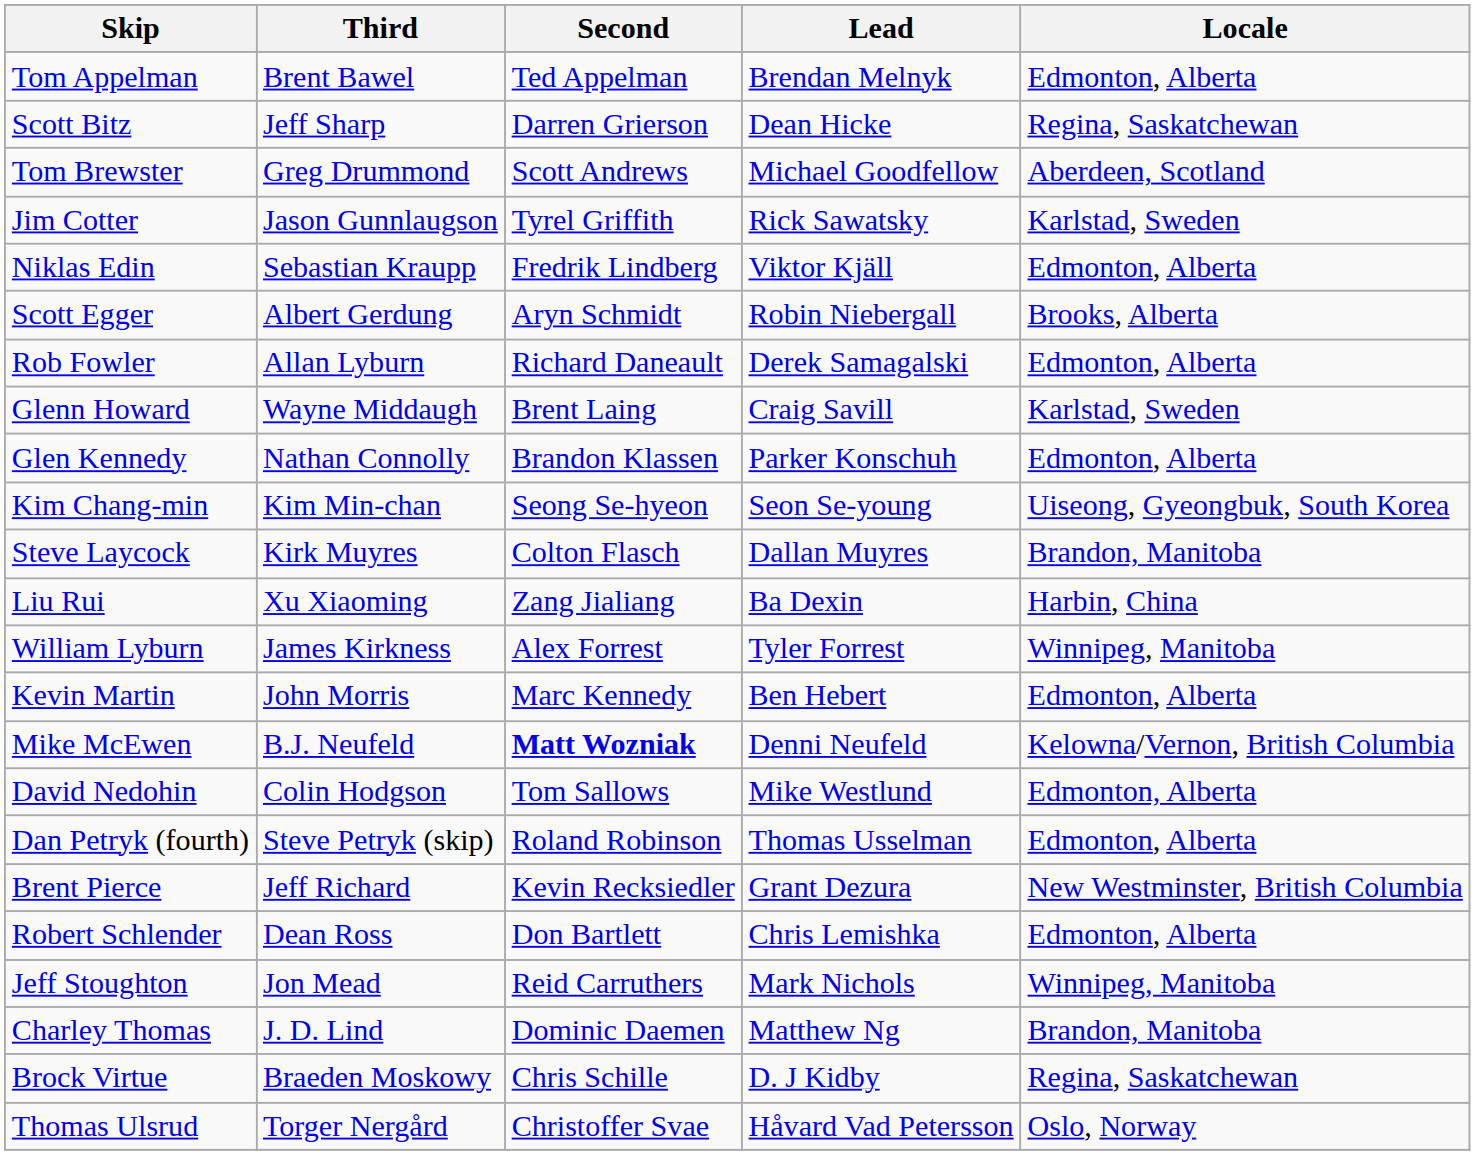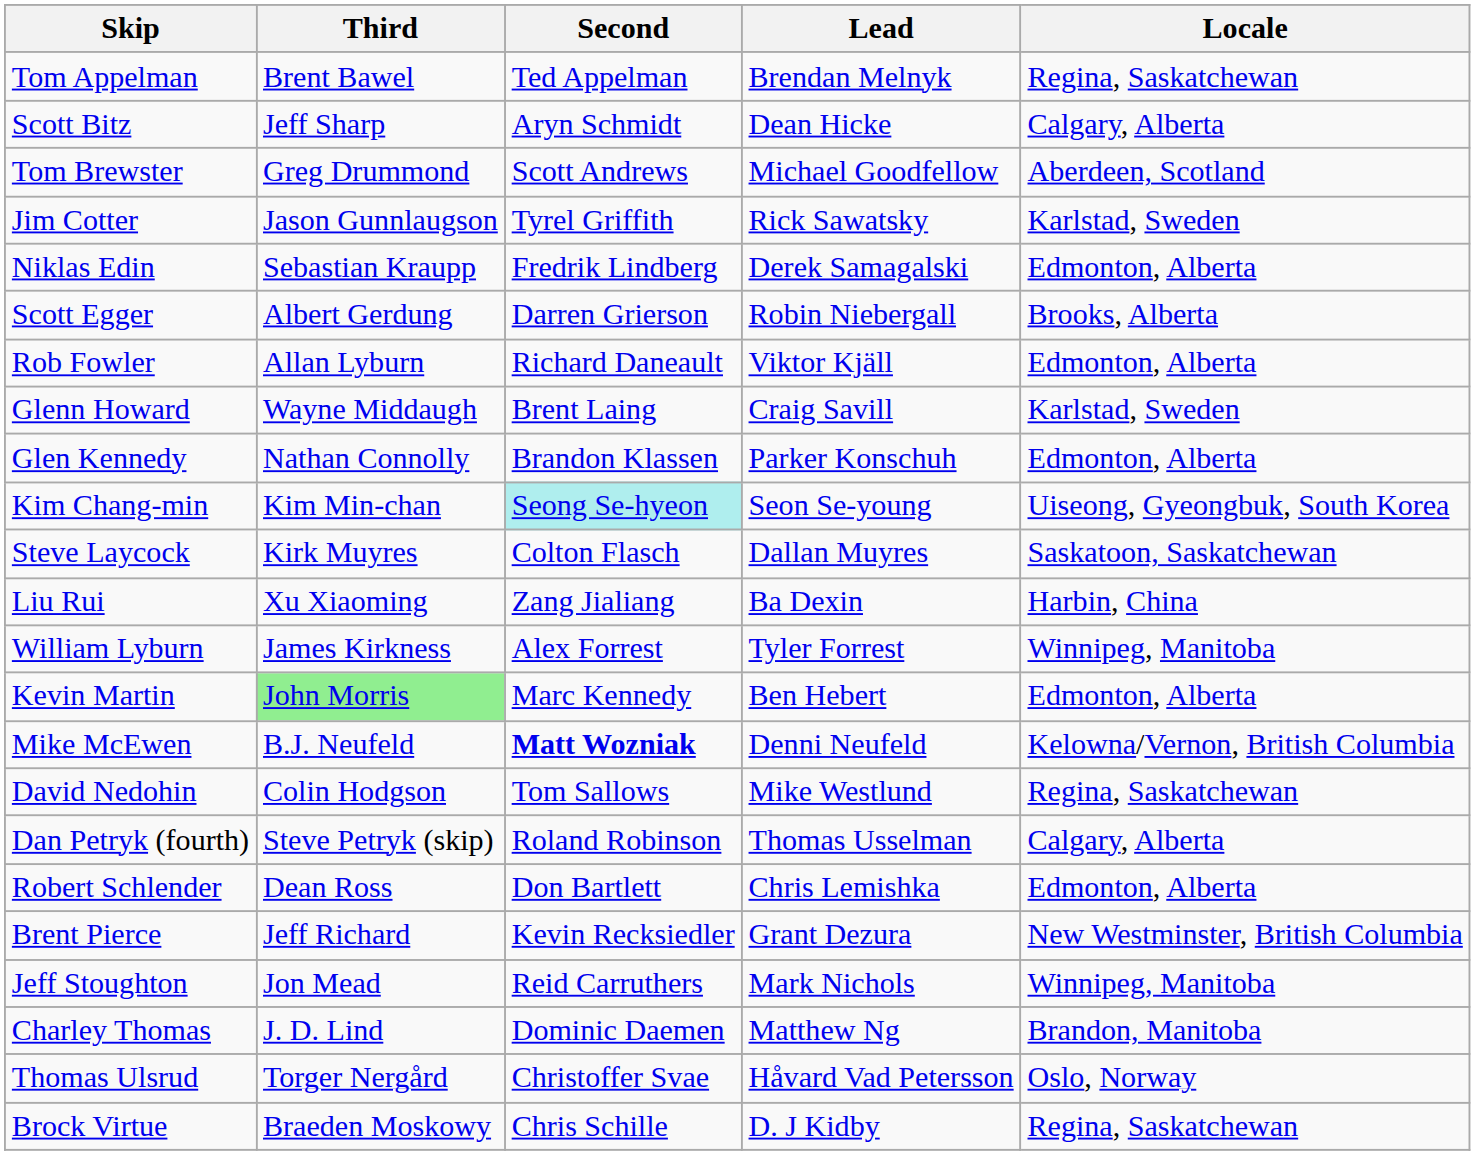(1142, 76) Edmonton, Alberta -> (1163, 76) Regina, Saskatchewan
(610, 123) Darren Grierson -> (596, 123) Aryn Schmidt
(1163, 123) Regina, Saskatchewan -> (1126, 123) Calgary, Alberta
(821, 266) Viktor Kjäll -> (858, 266) Derek Samagalski
(596, 314) Aryn Schmidt -> (610, 314) Darren Grierson
(858, 362) Derek Samagalski -> (821, 362) Viktor Kjäll
(610, 505) no background -> (610, 505) paleturquoise background
(1144, 553) Brandon, Manitoba -> (1182, 553) Saskatoon, Saskatchewan
(336, 696) no background -> (336, 696) lightgreen background
(1142, 791) Edmonton, Alberta -> (1163, 791) Regina, Saskatchewan
(1142, 839) Edmonton, Alberta -> (1126, 839) Calgary, Alberta
rows swapped: (87, 887) <-> (117, 934)
rows swapped: (105, 1125) <-> (90, 1077)
